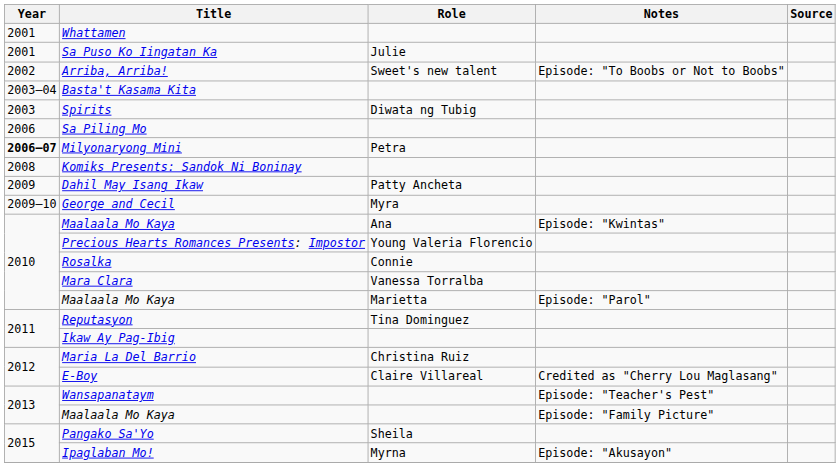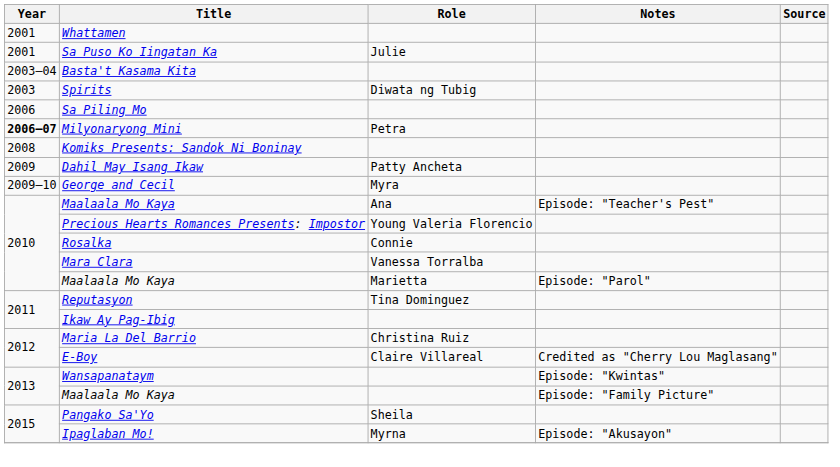- row: (115, 71)
(602, 224) Episode: "Kwintas" -> (626, 205) Episode: "Teacher's Pest"
(626, 395) Episode: "Teacher's Pest" -> (602, 376) Episode: "Kwintas"
